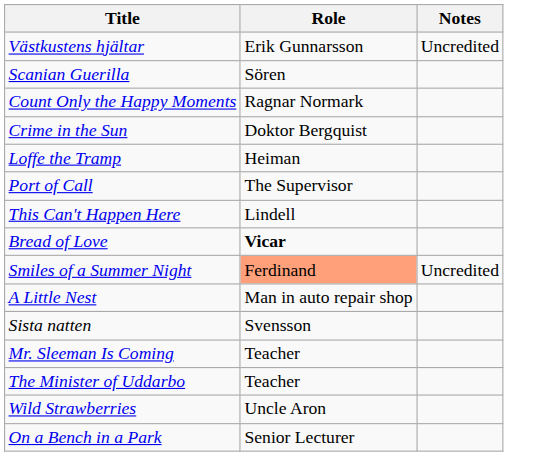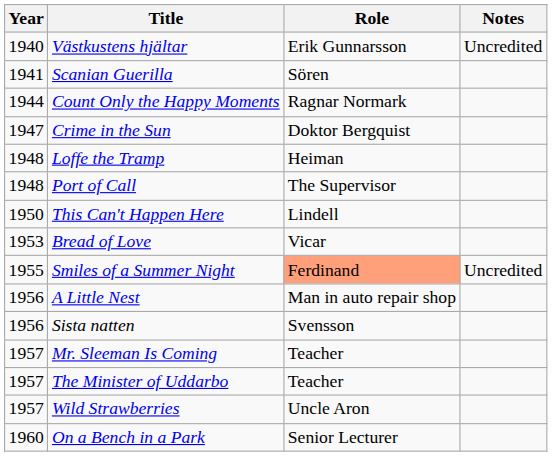+ column: (26, 18)
(265, 241) bold -> (307, 241) normal
